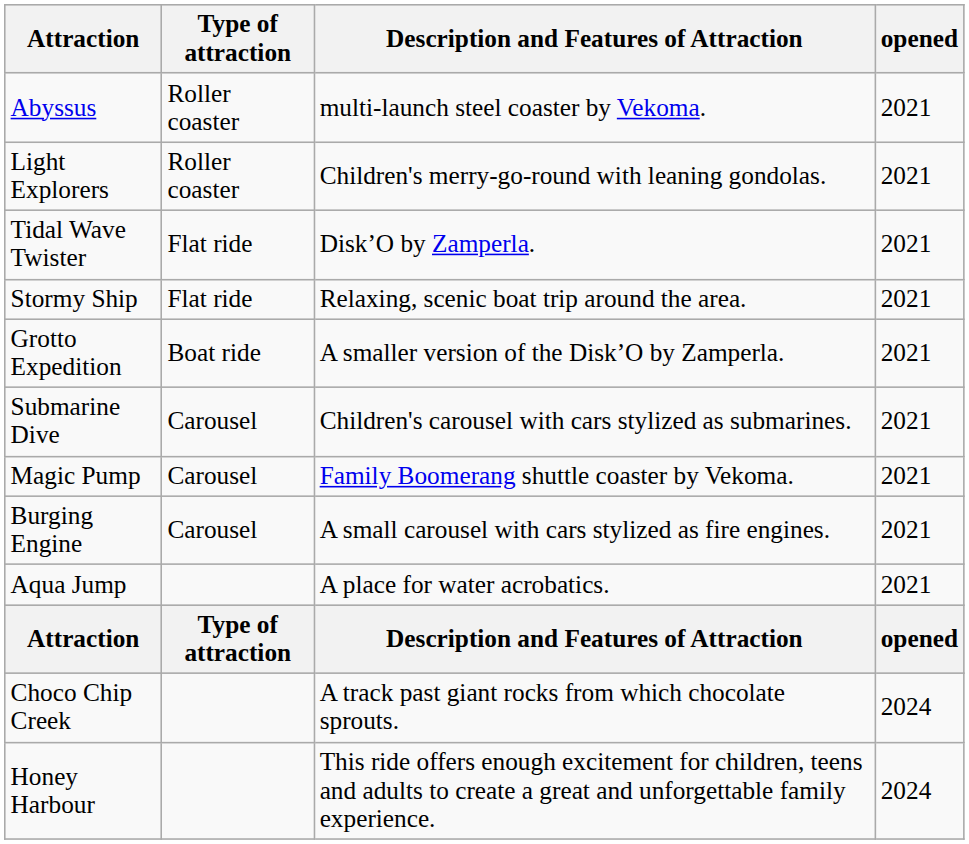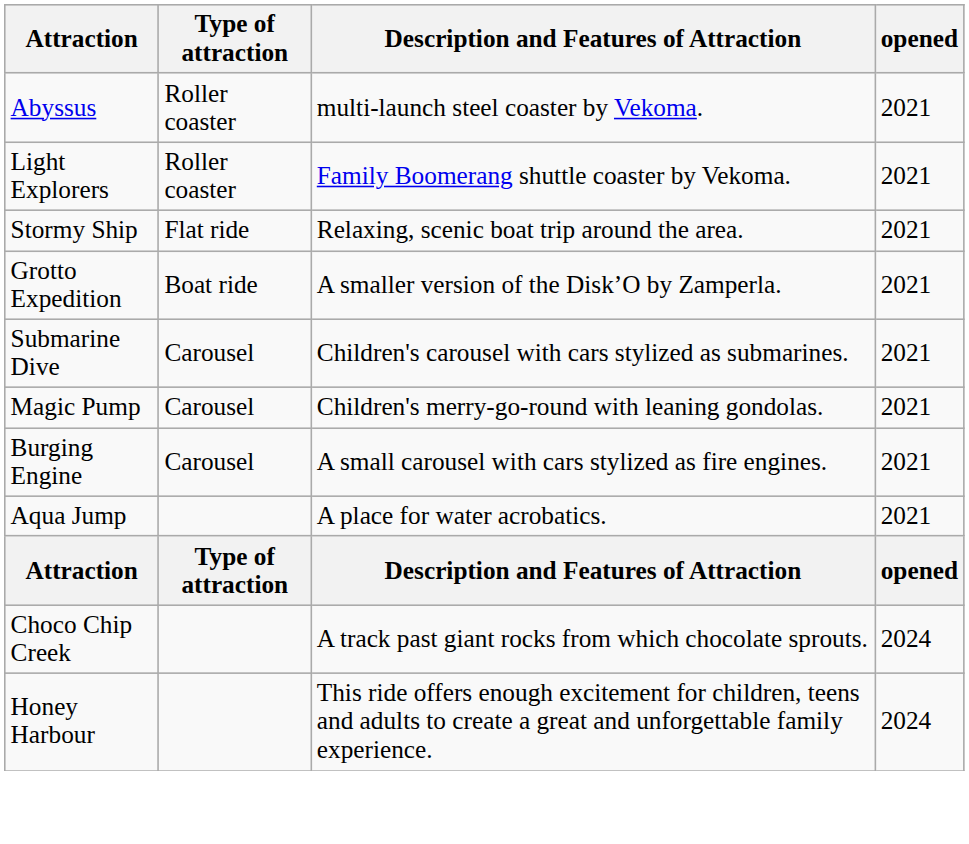(573, 175) Children's merry-go-round with leaning gondolas. -> (554, 175) Family Boomerang shuttle coaster by Vekoma.
- row: (68, 244)
(557, 475) Family Boomerang shuttle coaster by Vekoma. -> (570, 407) Children's merry-go-round with leaning gondolas.
